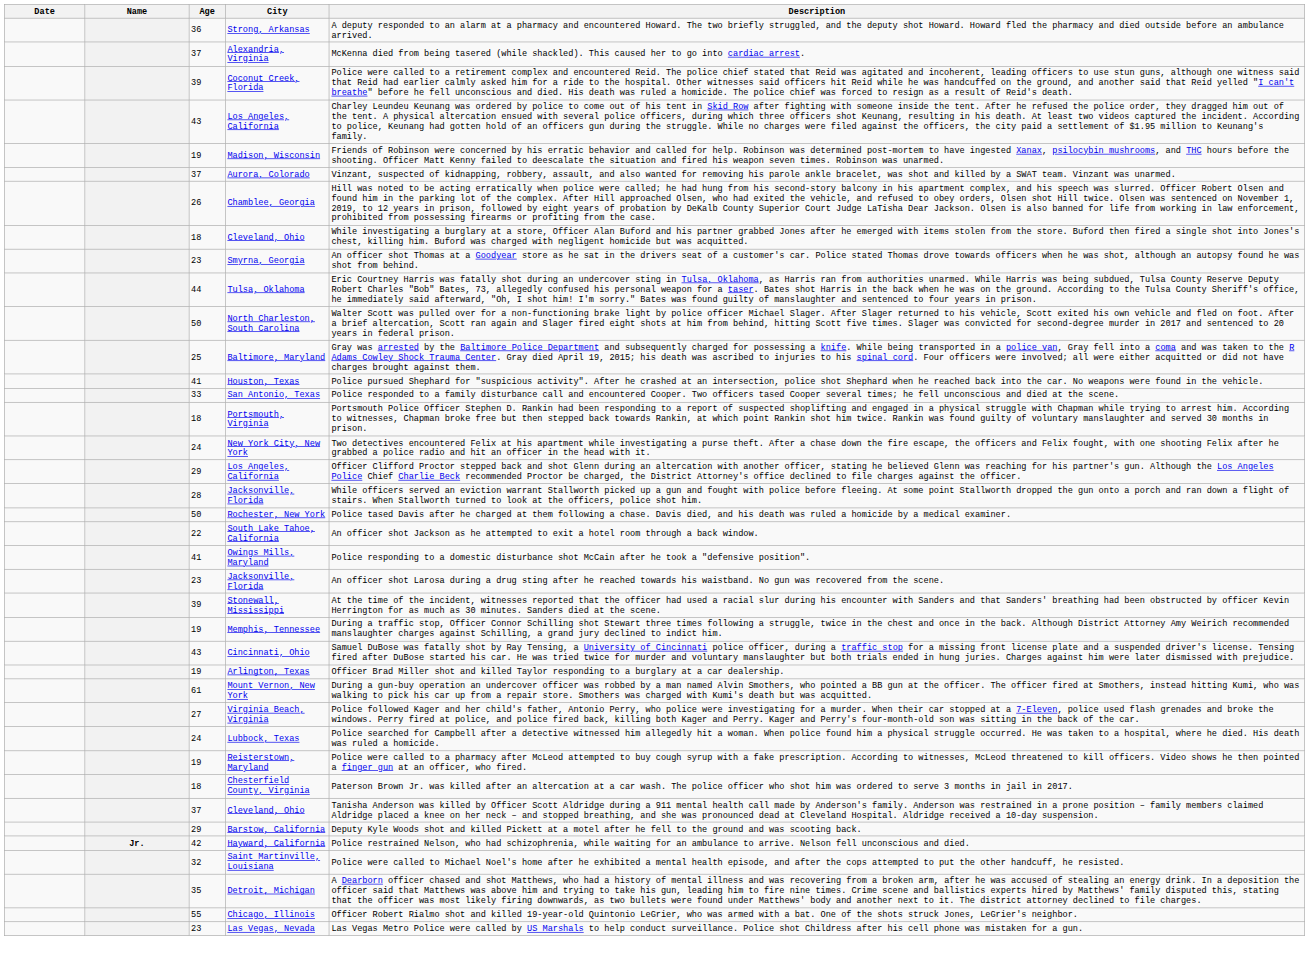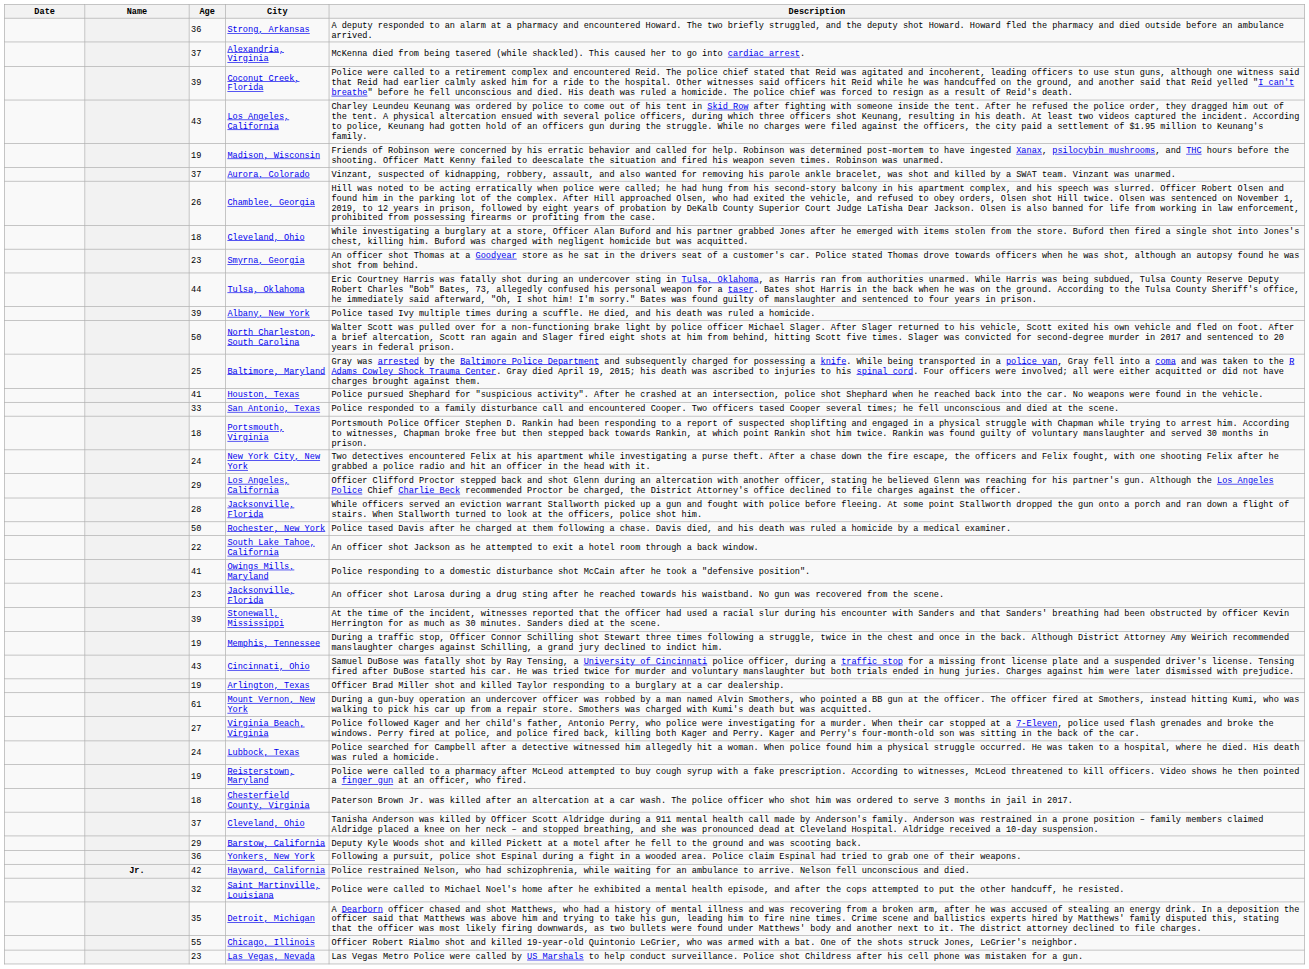+ row: (196, 314)
+ row: (196, 857)
